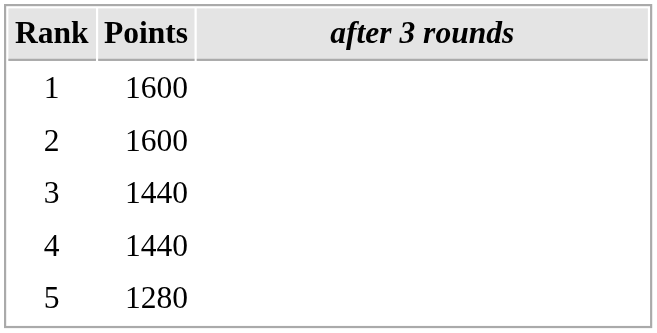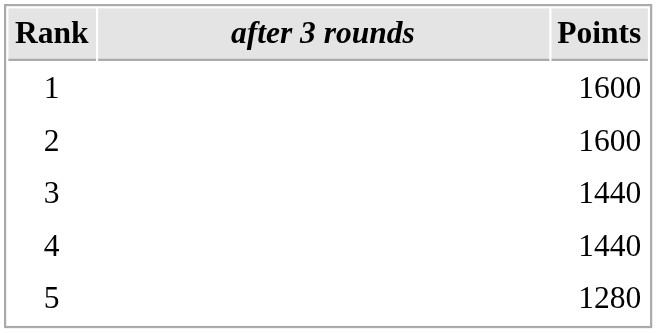columns swapped: (422, 32) <-> (146, 32)
